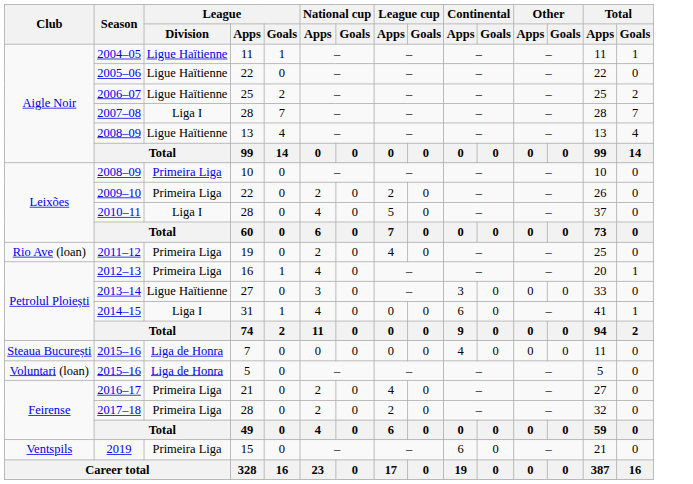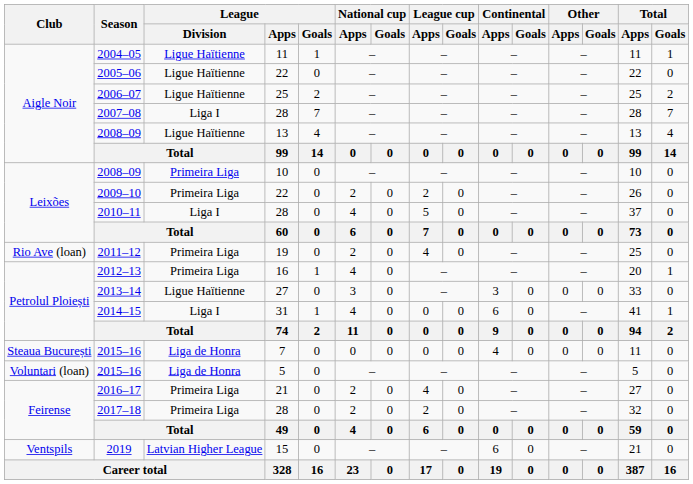(187, 449) Primeira Liga -> (205, 449) Latvian Higher League
